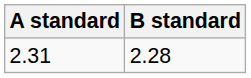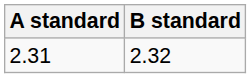(150, 55) 2.28 -> (150, 55) 2.32
